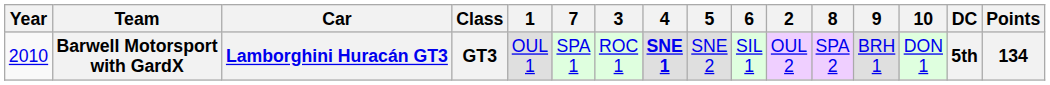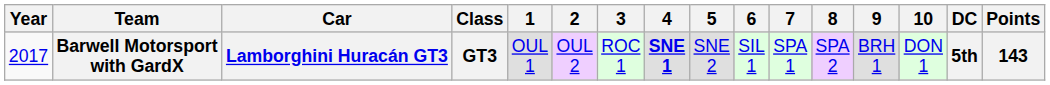columns swapped: (789, 18) <-> (573, 18)
(28, 56) 2010 -> (28, 56) 2017
(1013, 56) 134 -> (1013, 56) 143
